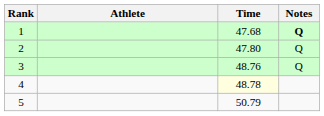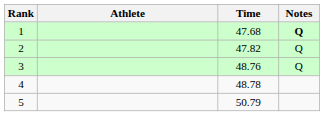(248, 48) 47.80 -> (248, 48) 47.82
(248, 84) lightyellow background -> (248, 84) no background
